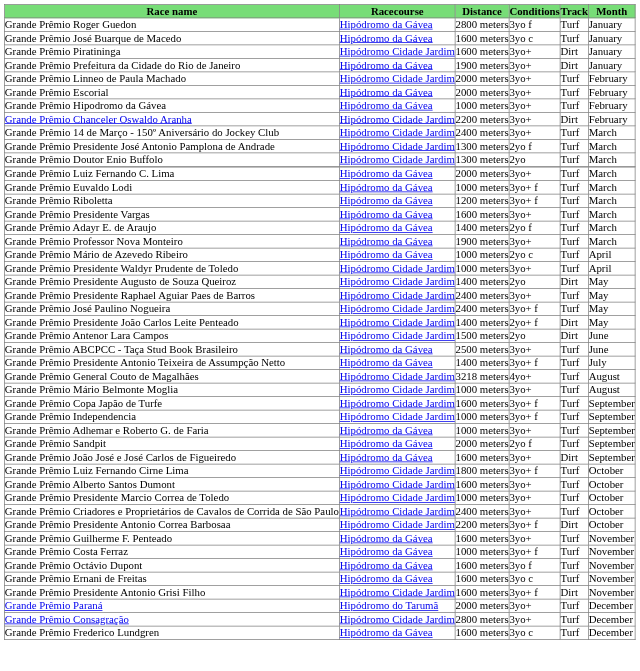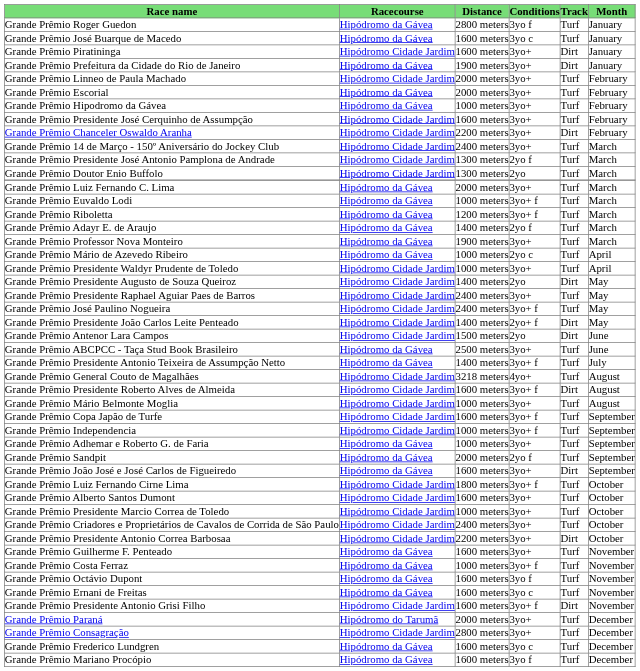+ row: (129, 119)
- row: (77, 214)
+ row: (120, 390)
(524, 524) 3yo+ f -> (521, 538) 3yo+
+ row: (78, 660)
